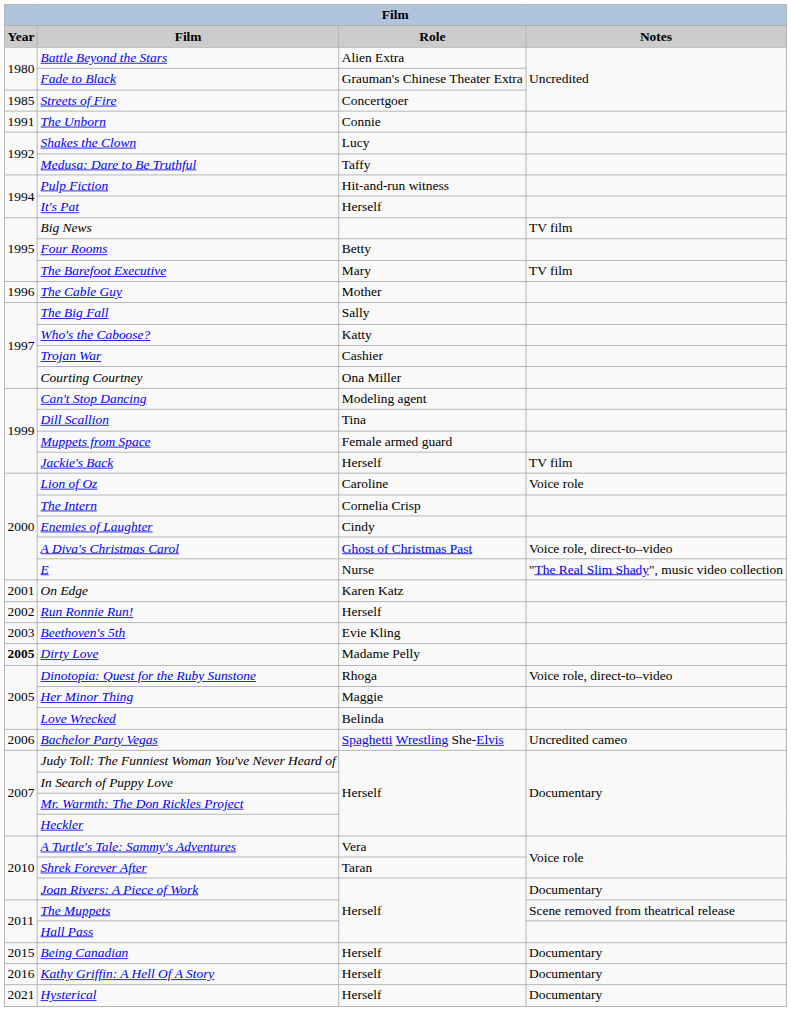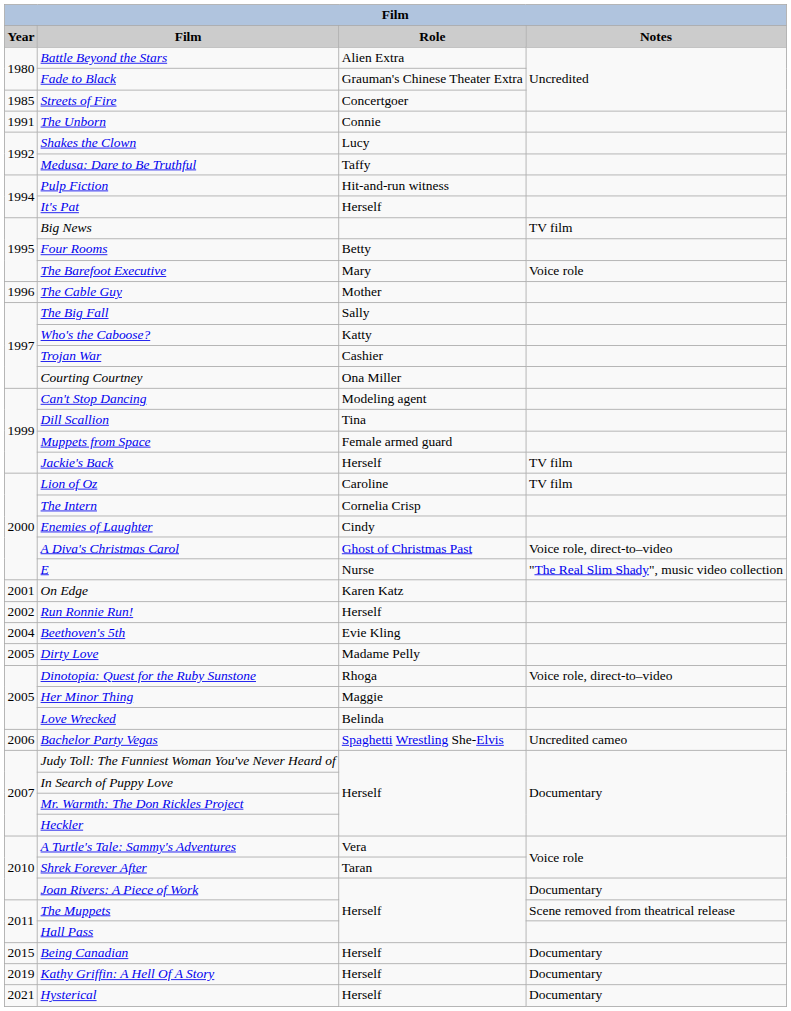(551, 270) TV film -> (556, 270) Voice role
(556, 484) Voice role -> (551, 484) TV film
(21, 633) 2003 -> (21, 633) 2004
(21, 654) bold -> (21, 654) normal
(21, 974) 2016 -> (21, 974) 2019
